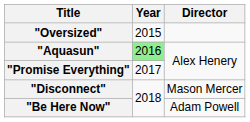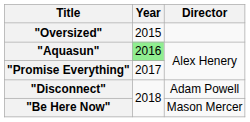(205, 88) Mason Mercer -> (205, 88) Adam Powell
(205, 107) Adam Powell -> (205, 107) Mason Mercer
